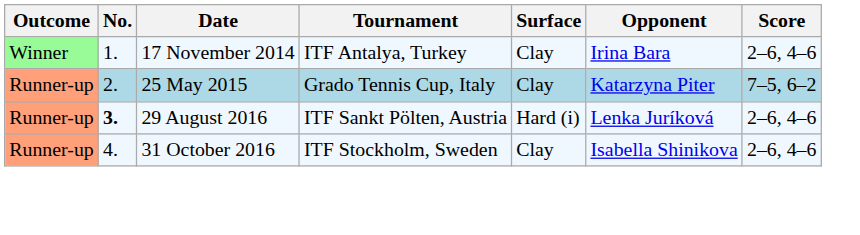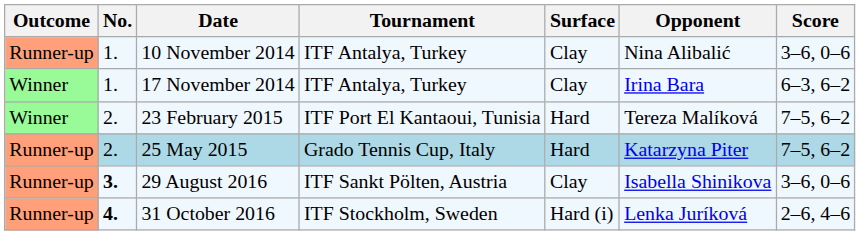+ row: (218, 52)
(782, 52) 2–6, 4–6 -> (815, 84) 6–3, 6–2
+ row: (212, 116)
(535, 84) Clay -> (570, 149) Hard
(548, 116) Hard (i) -> (569, 181) Clay
(652, 116) Lenka Juríková -> (698, 181) Isabella Shinikova
(782, 116) 2–6, 4–6 -> (815, 181) 3–6, 0–6
(110, 149) normal -> (110, 213) bold
(535, 149) Clay -> (582, 213) Hard (i)
(664, 149) Isabella Shinikova -> (686, 213) Lenka Juríková
